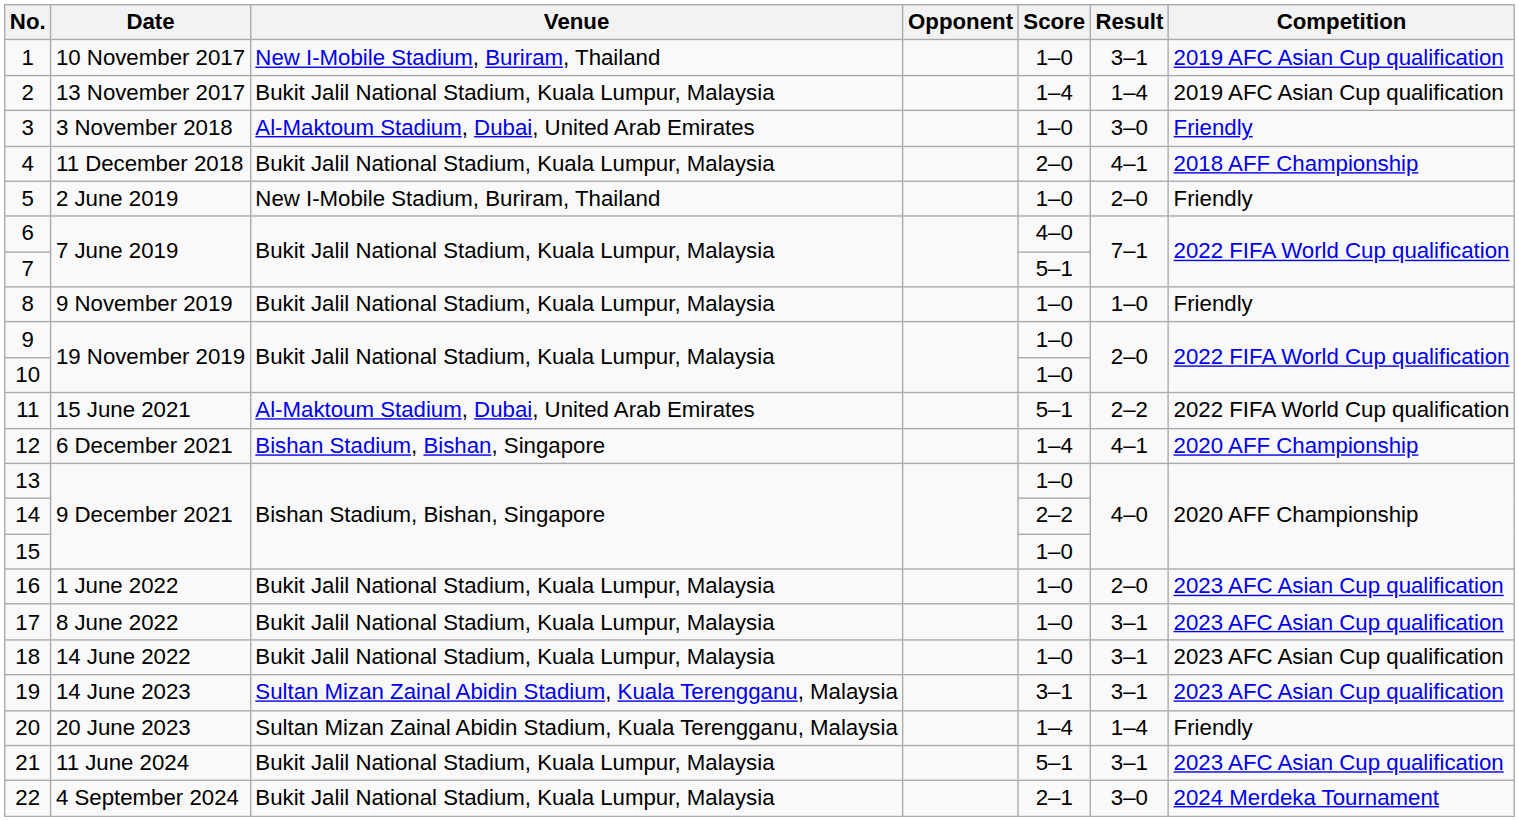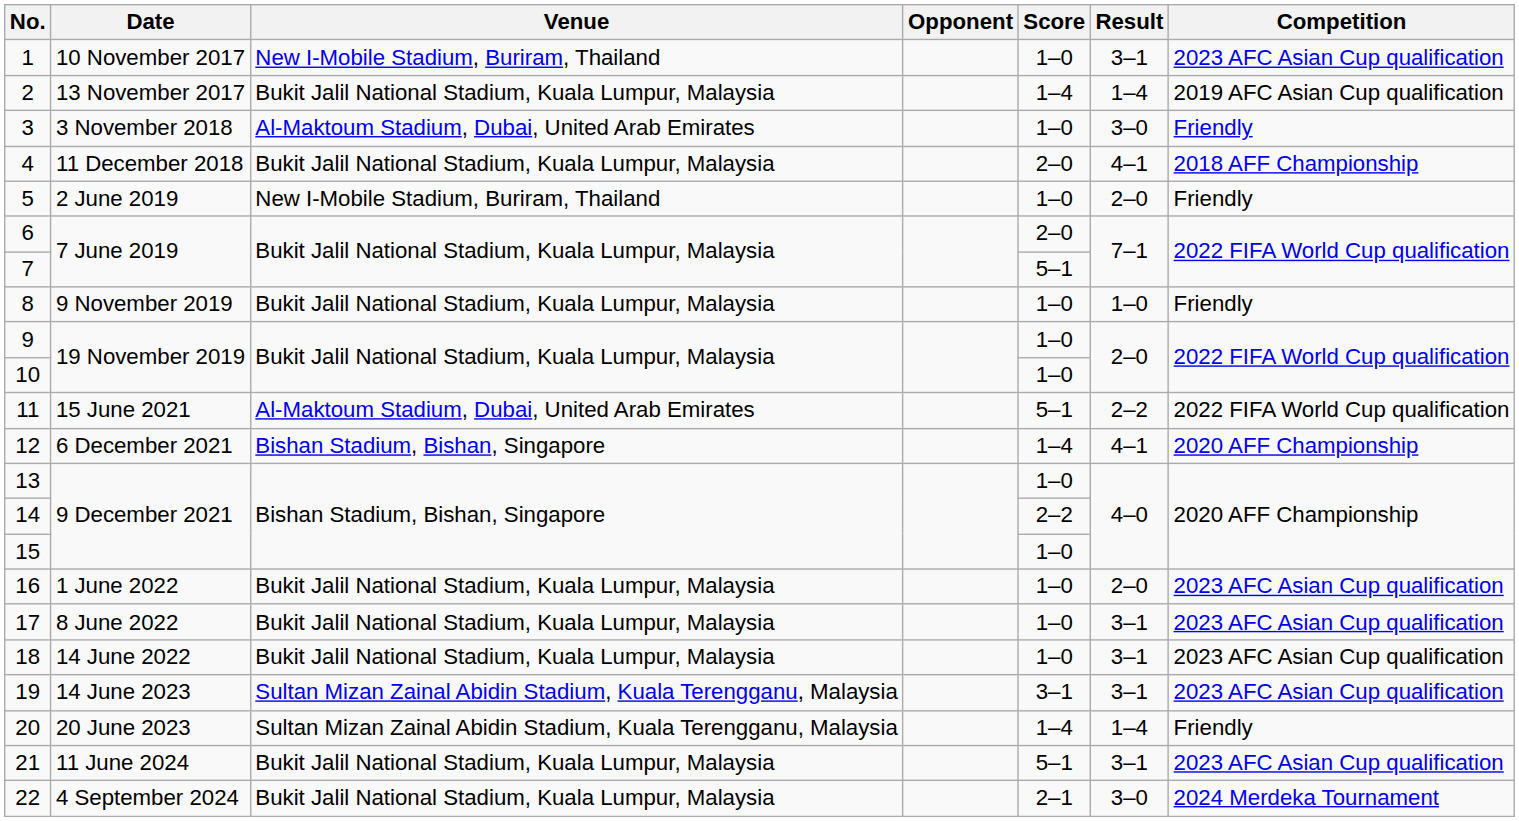(1339, 57) 2019 AFC Asian Cup qualification -> (1339, 57) 2023 AFC Asian Cup qualification
(1054, 233) 4–0 -> (1054, 233) 2–0
